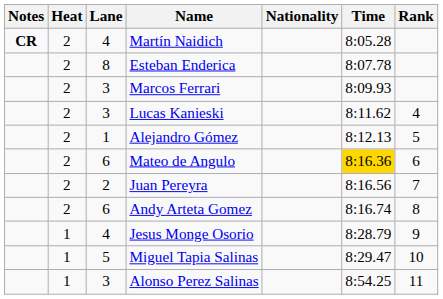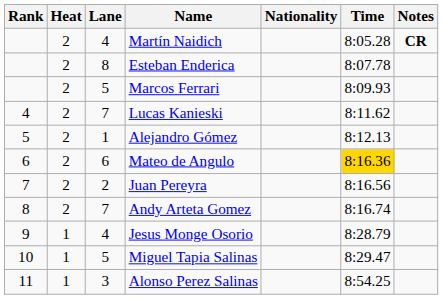columns swapped: (416, 16) <-> (26, 16)
(106, 88) 3 -> (105, 88) 5
(106, 112) 3 -> (105, 112) 7
(106, 209) 6 -> (105, 209) 7
